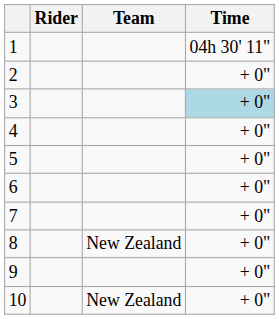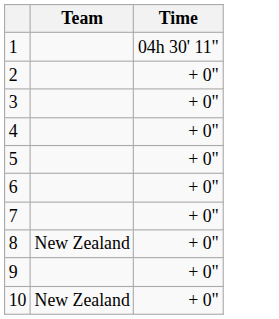- column: (56, 18)
(255, 103) lightblue background -> (203, 103) no background
